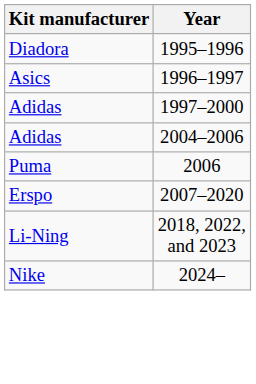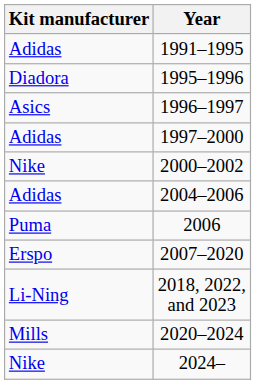+ row: (202, 48)
+ row: (202, 166)
+ row: (202, 334)
